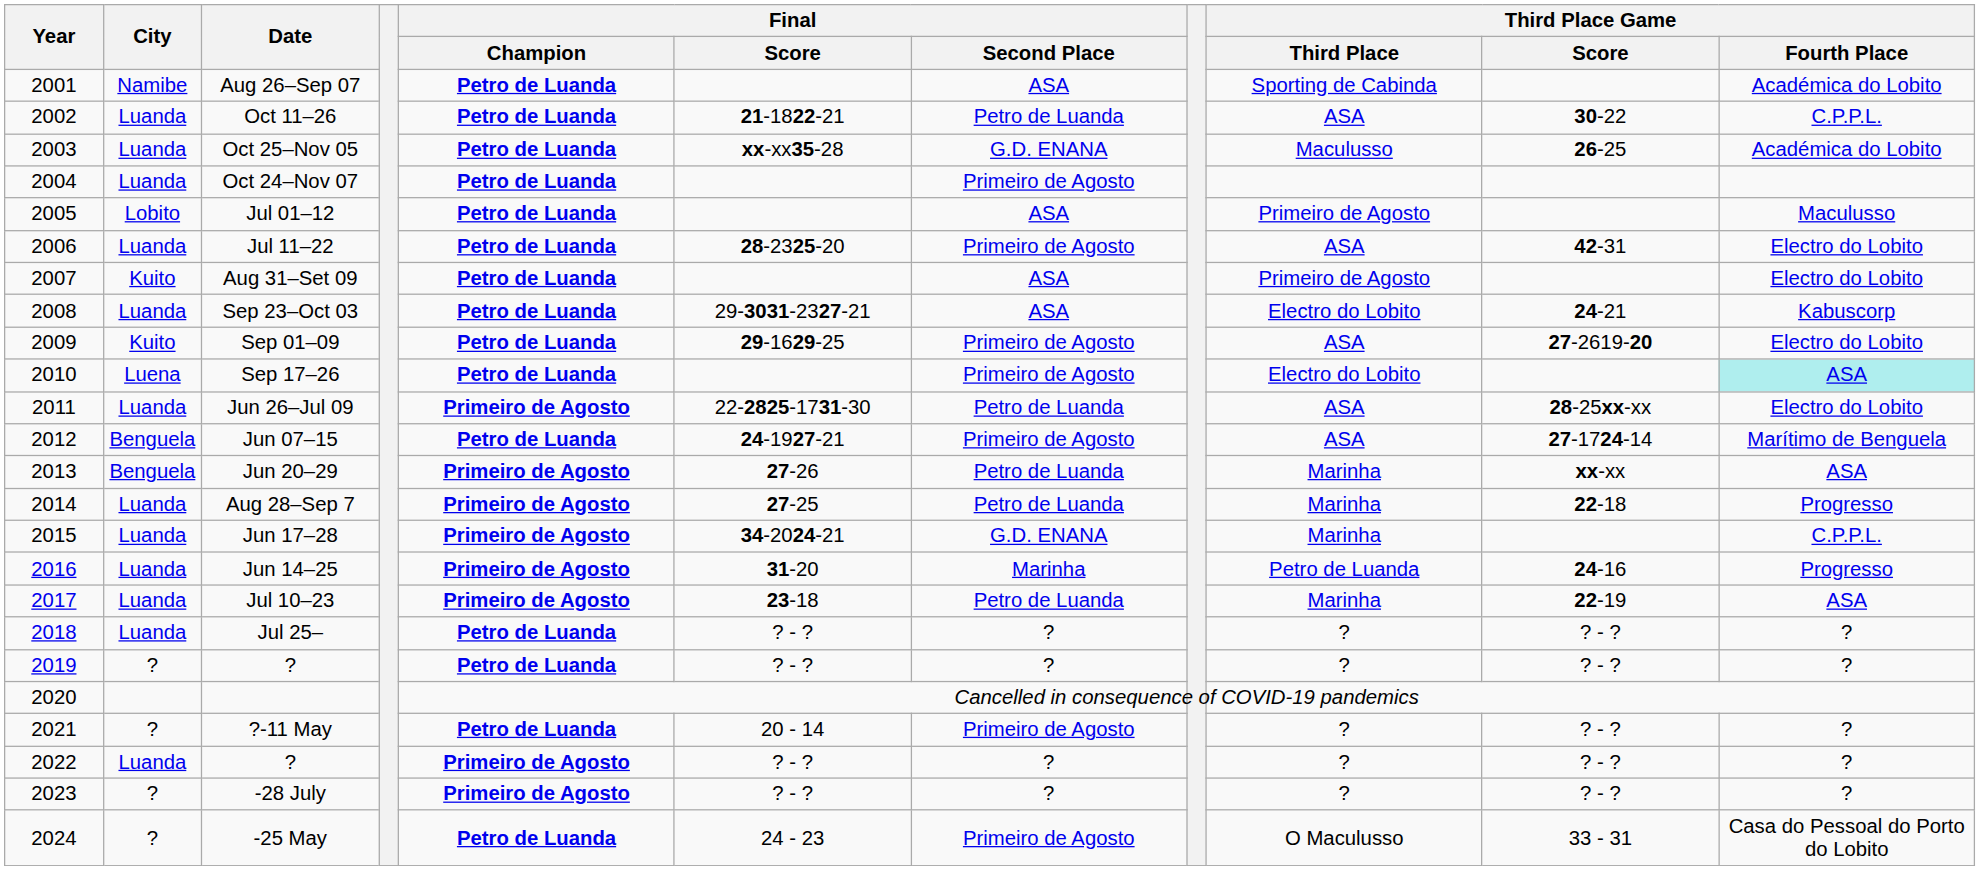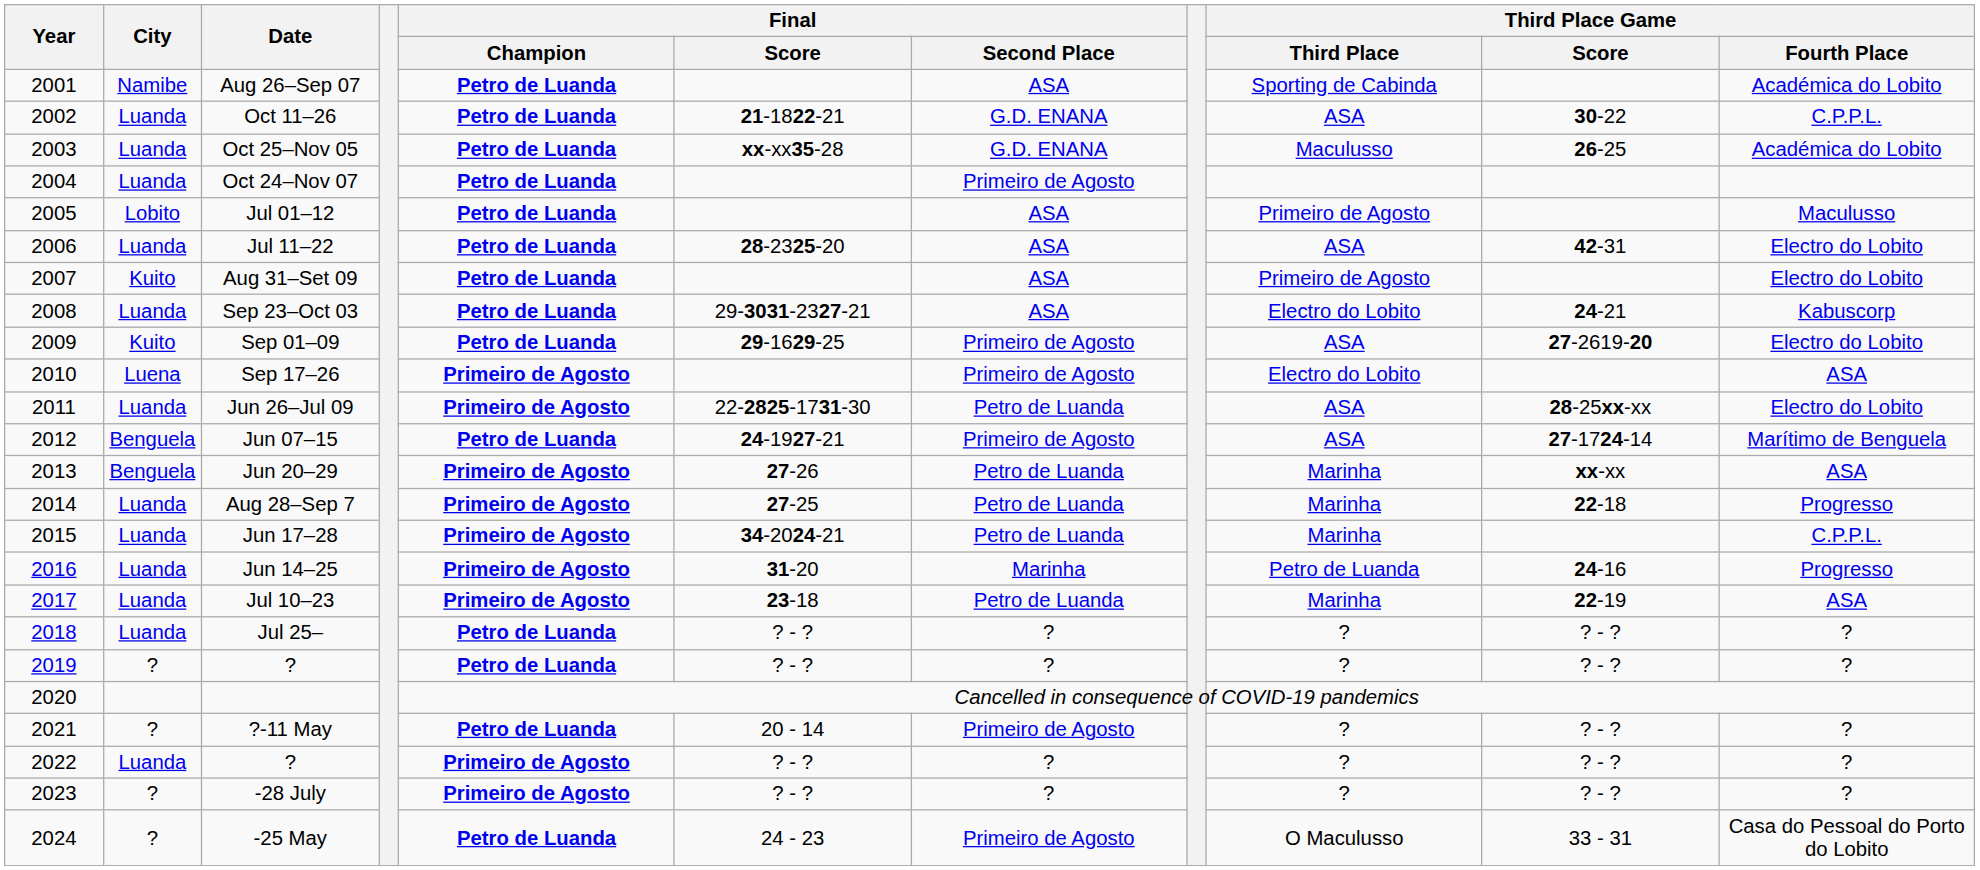(1049, 117) Petro de Luanda -> (1049, 117) G.D. ENANA
(1049, 246) Primeiro de Agosto -> (1049, 246) ASA
(537, 375) Petro de Luanda -> (537, 375) Primeiro de Agosto
(1847, 375) paleturquoise background -> (1847, 375) no background
(1049, 536) G.D. ENANA -> (1049, 536) Petro de Luanda
